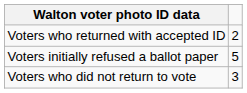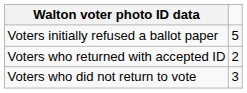rows swapped: (113, 56) <-> (116, 35)
